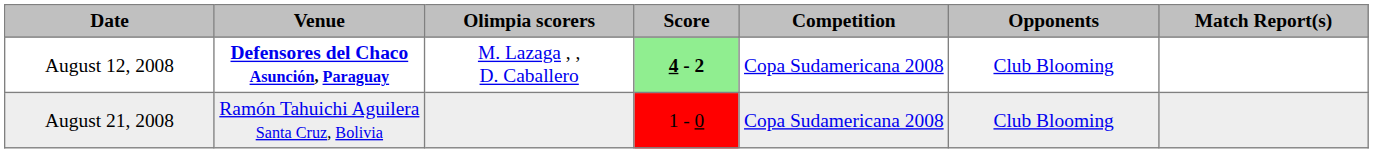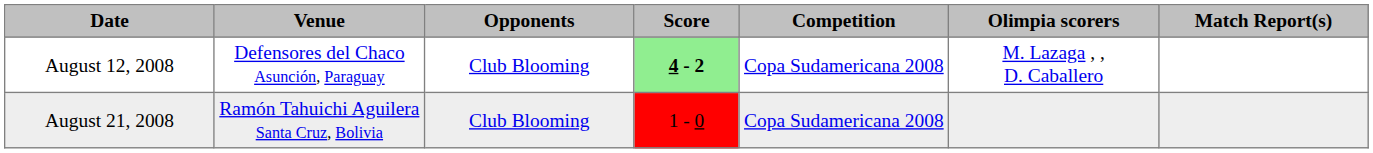columns swapped: (1054, 20) <-> (529, 20)
(319, 64) bold -> (319, 64) normal
